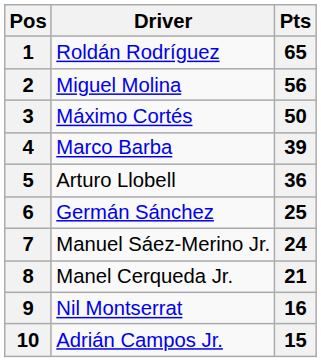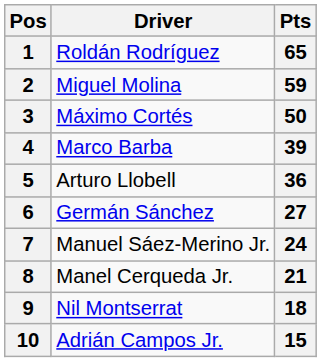(296, 84) 56 -> (296, 84) 59
(296, 212) 25 -> (296, 212) 27
(296, 308) 16 -> (296, 308) 18
